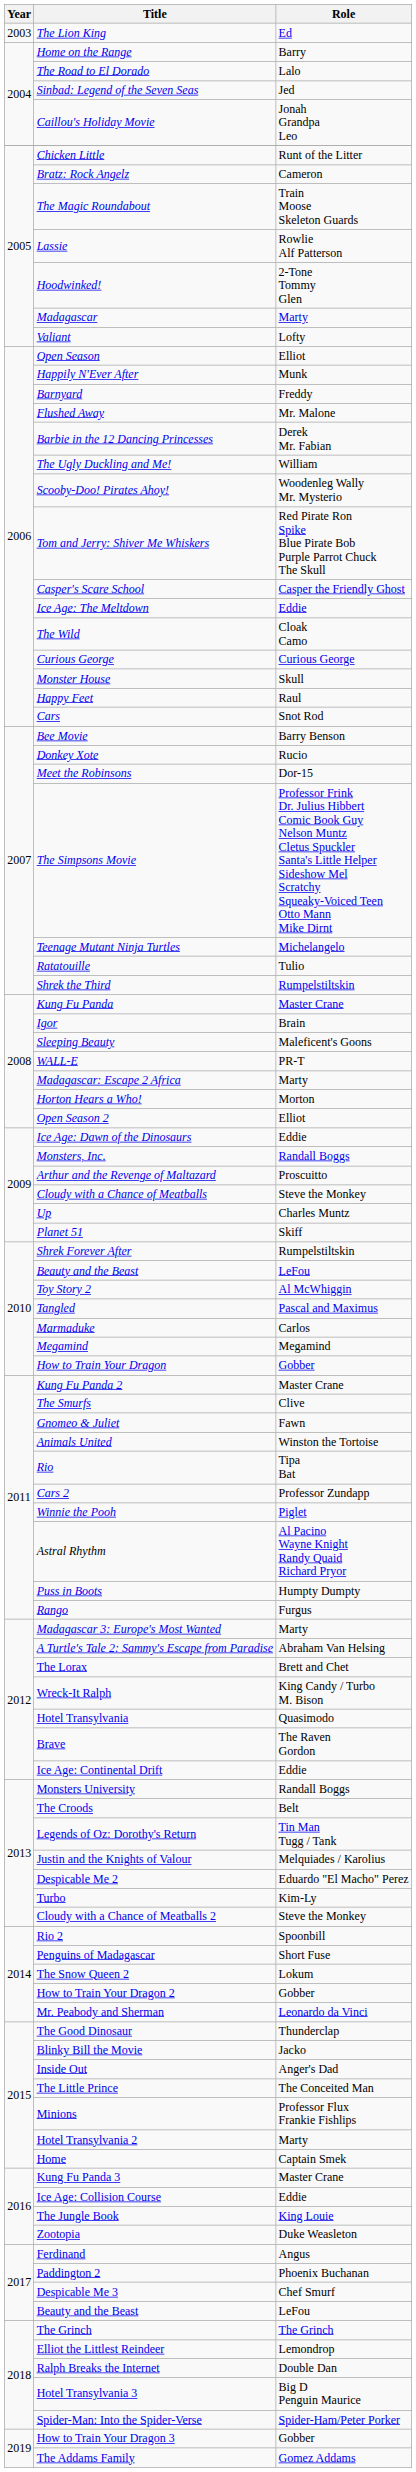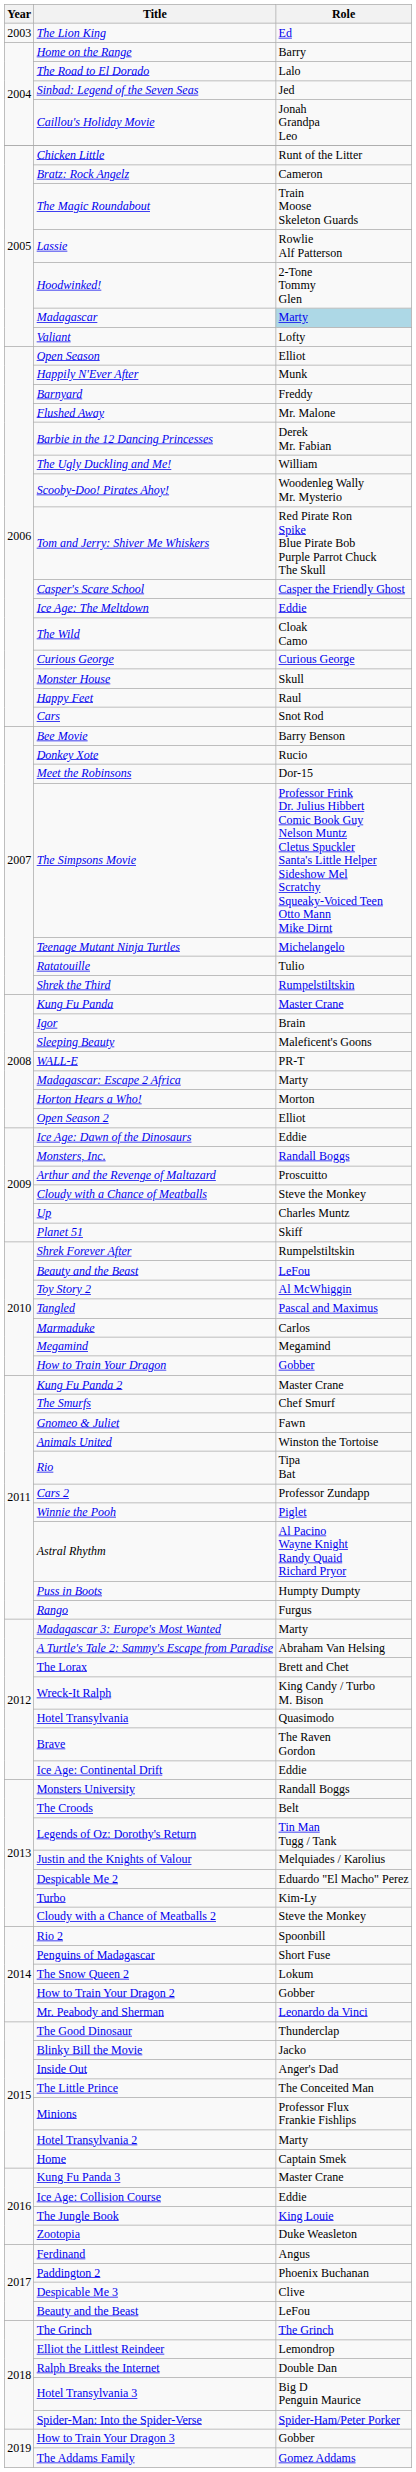(293, 317) no background -> (293, 317) lightblue background
(292, 1403) Clive -> (307, 1403) Chef Smurf
(307, 2292) Chef Smurf -> (292, 2292) Clive
